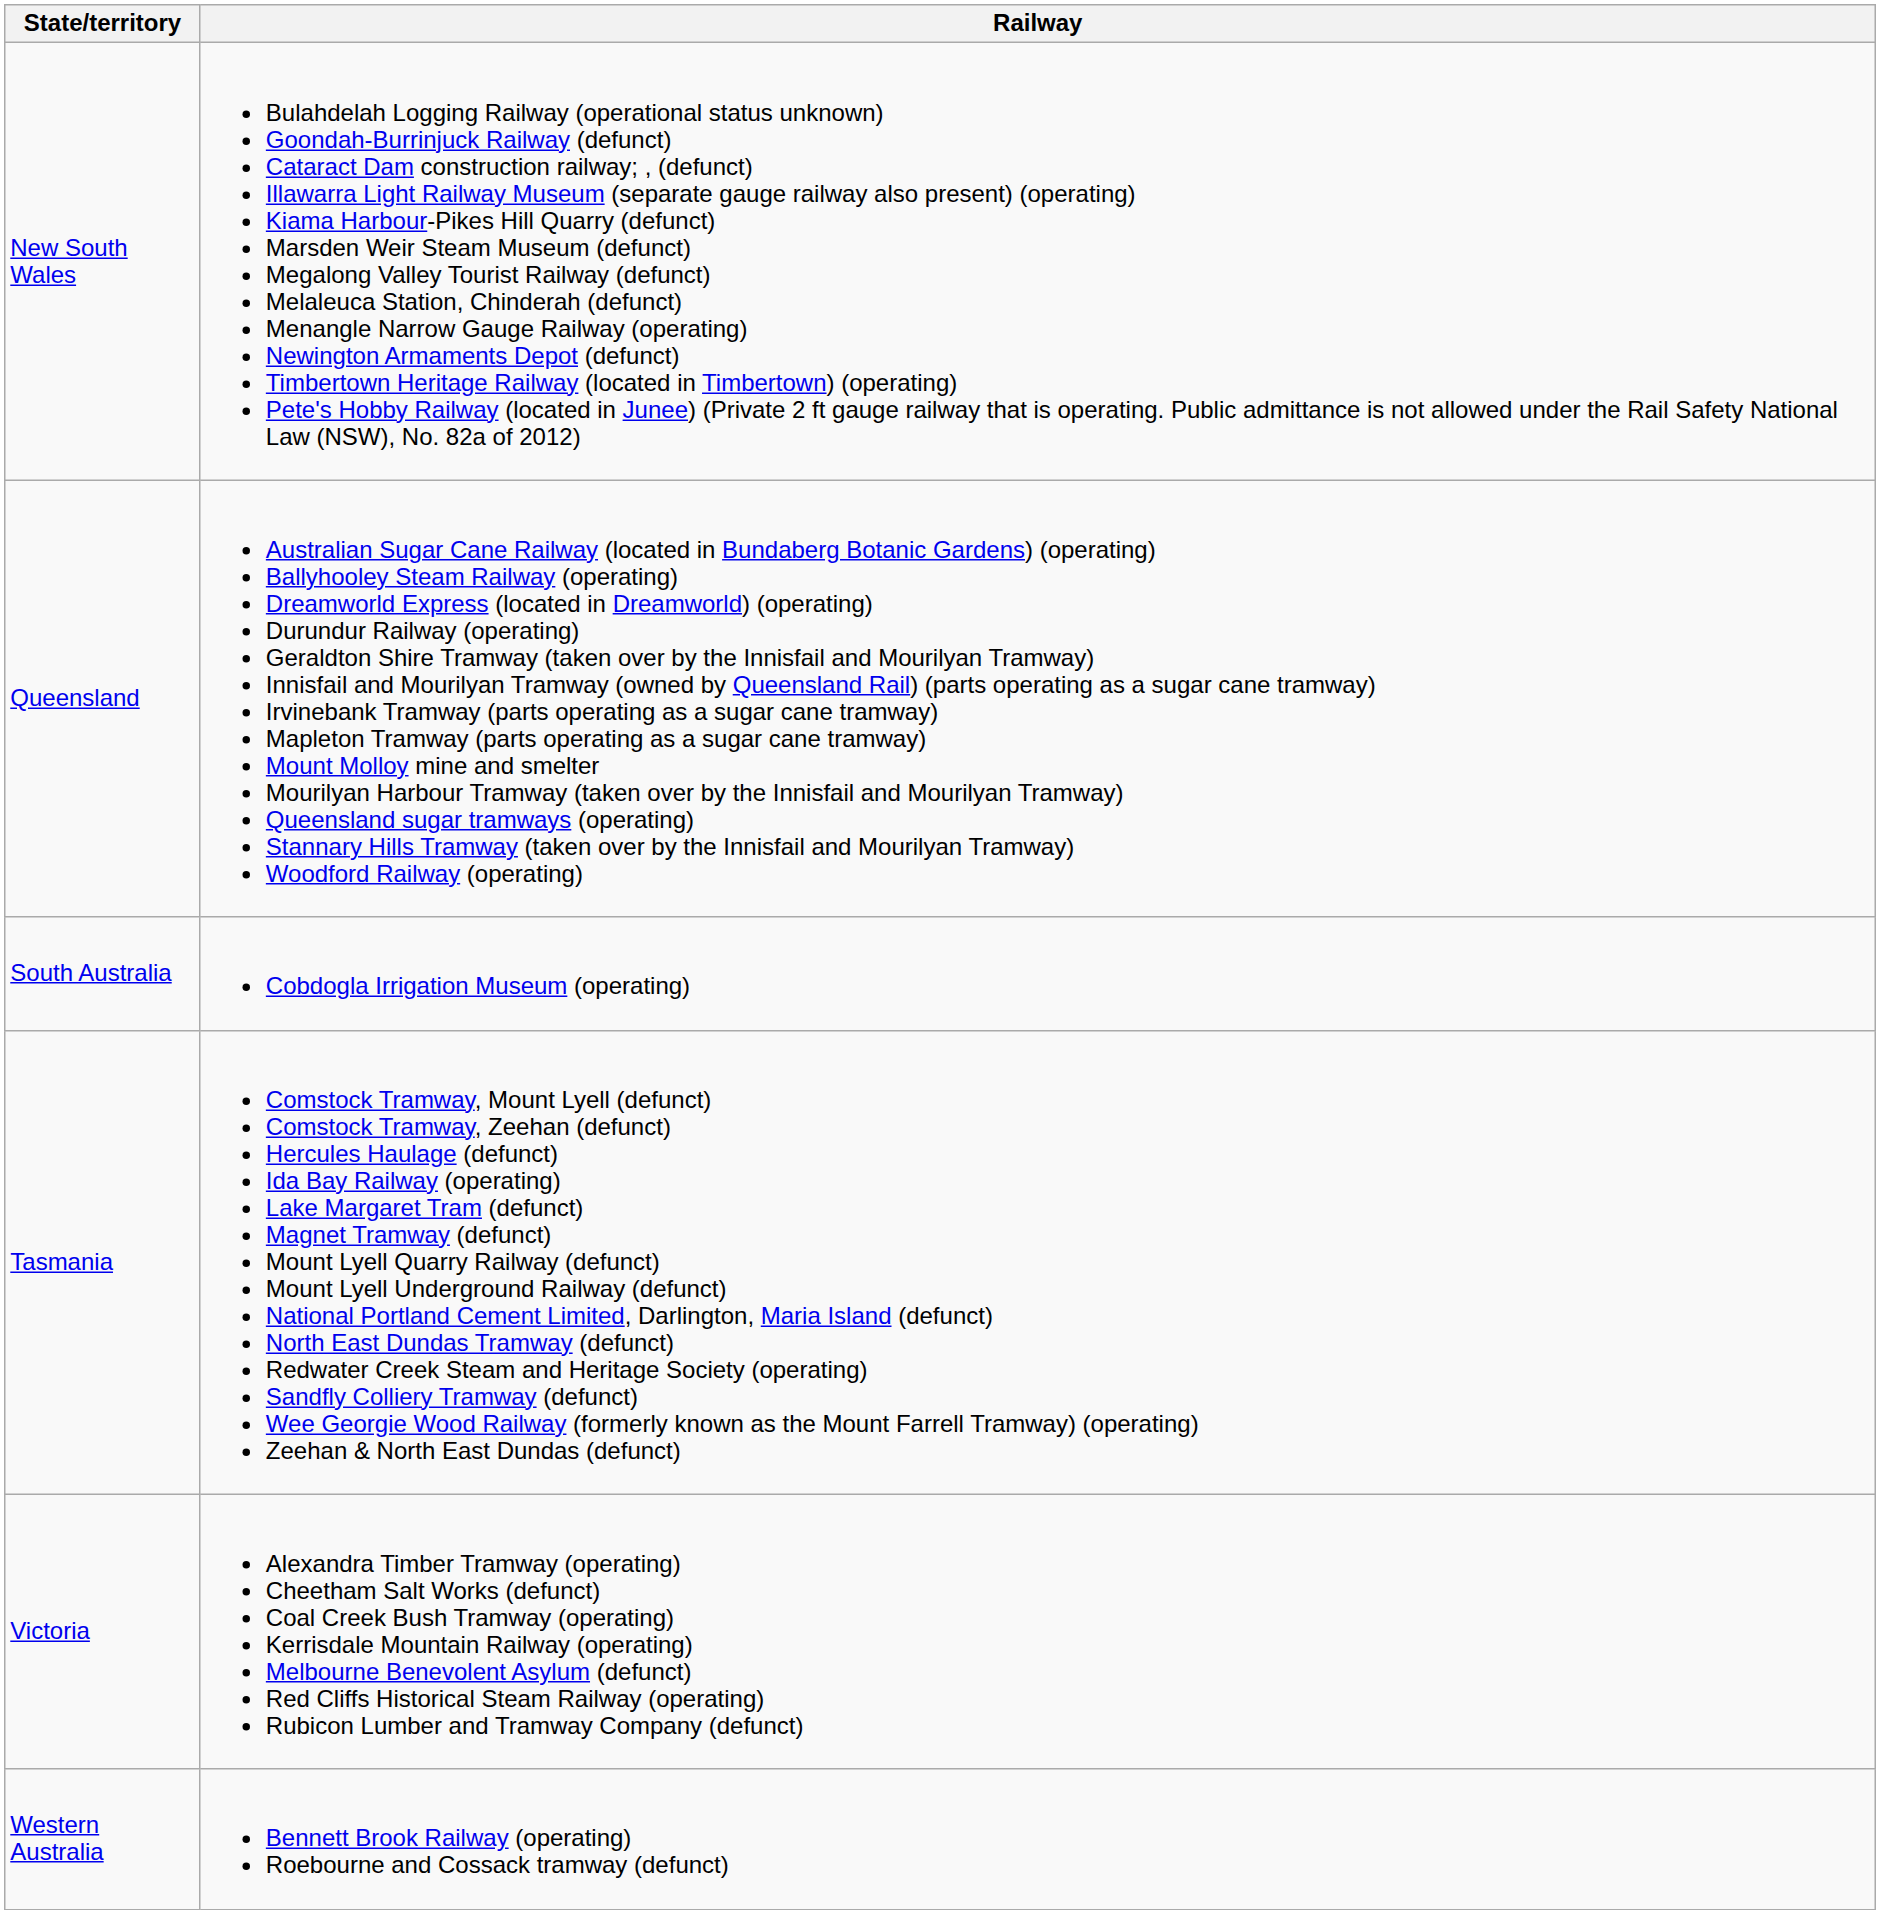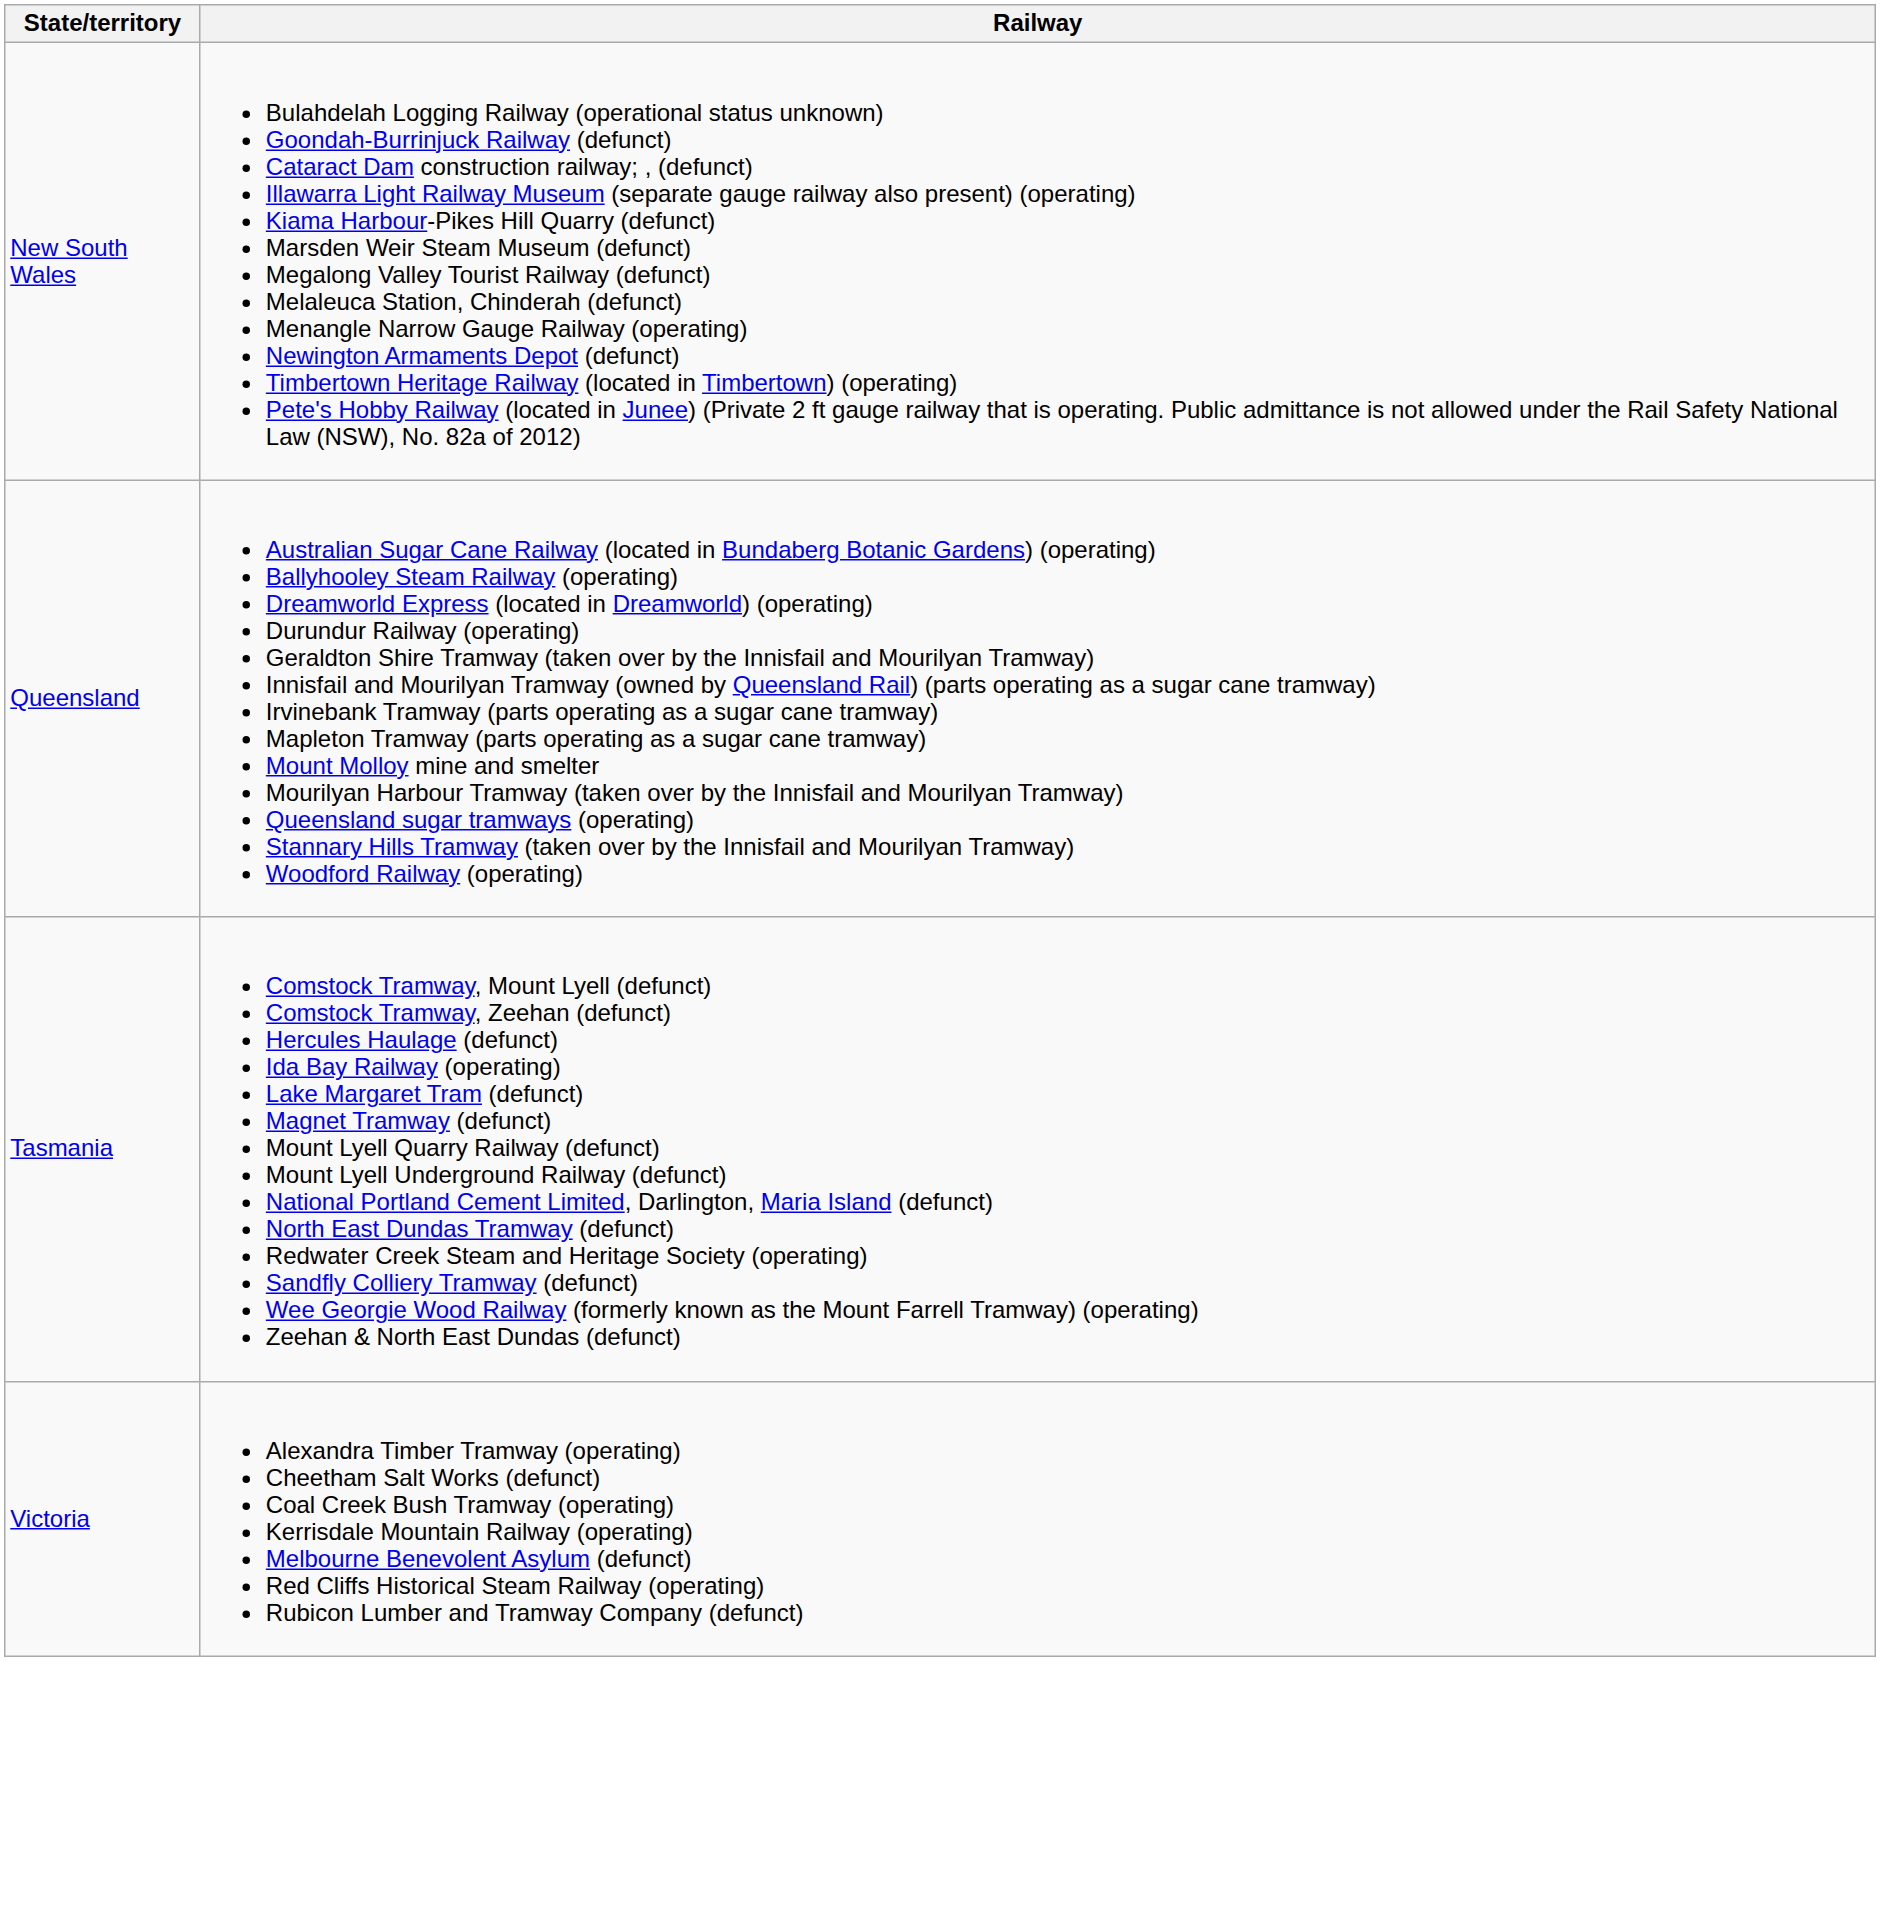- row: (91, 973)
- row: (57, 1838)
